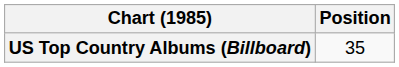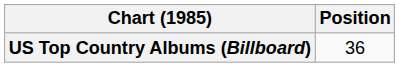(355, 47) 35 -> (355, 47) 36
